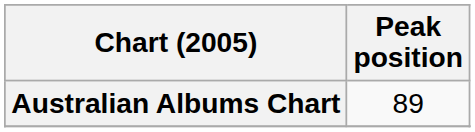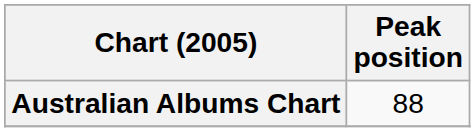(408, 103) 89 -> (408, 103) 88
